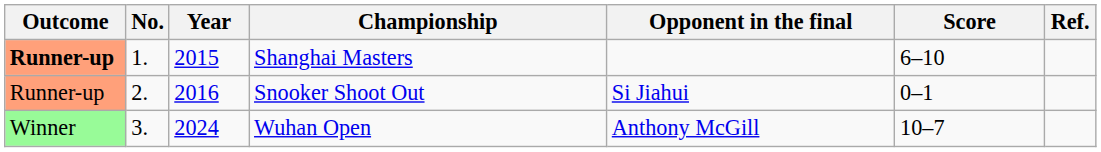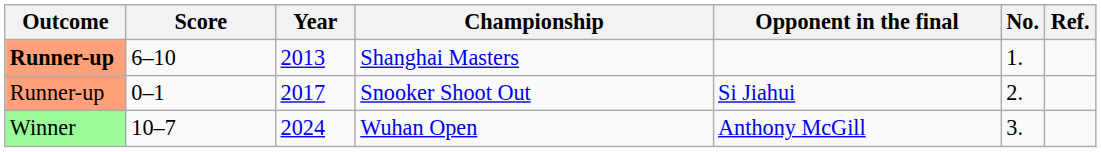columns swapped: (148, 22) <-> (970, 22)
(197, 57) 2015 -> (303, 57) 2013
(197, 92) 2016 -> (303, 92) 2017
